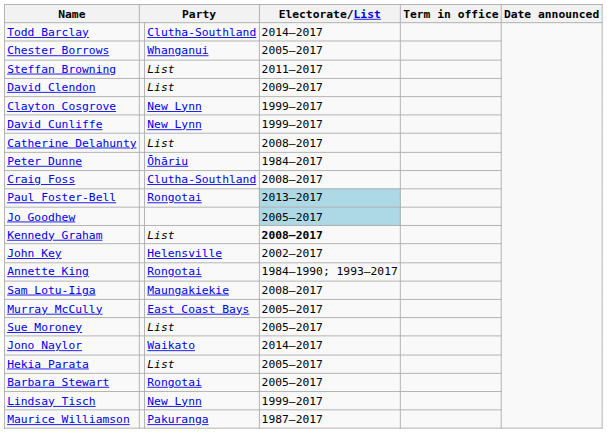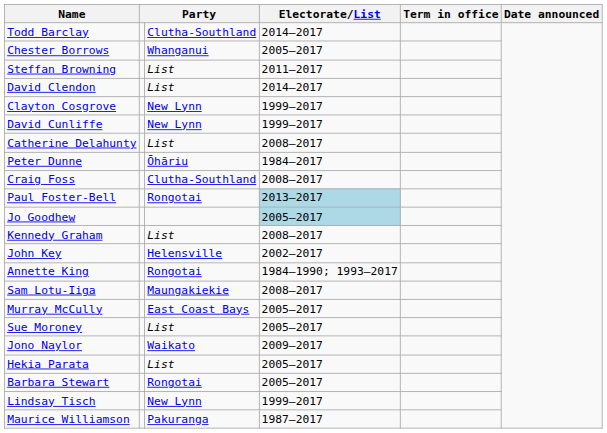(292, 87) 2009–2017 -> (292, 87) 2014–2017
(292, 235) bold -> (292, 235) normal
(292, 345) 2014–2017 -> (292, 345) 2009–2017
